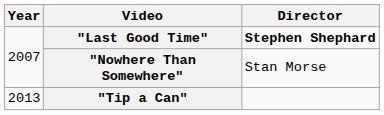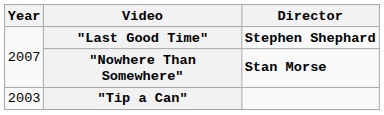(286, 68) normal -> (286, 68) bold
(24, 98) 2013 -> (24, 98) 2003
